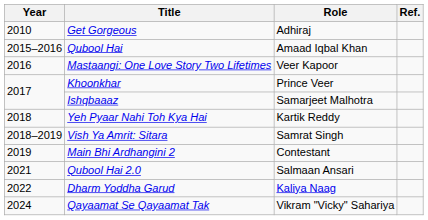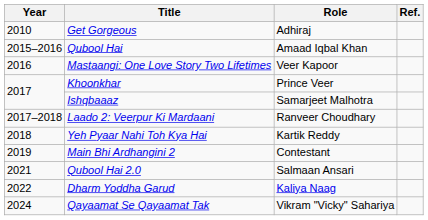+ row: (141, 118)
- row: (117, 135)
